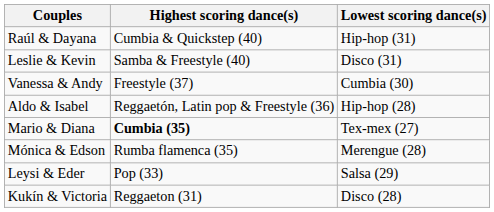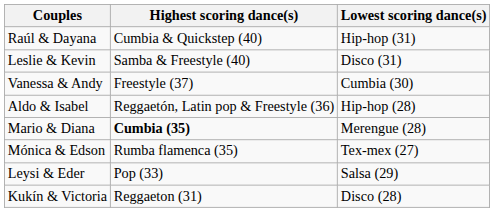(380, 128) Tex-mex (27) -> (383, 128) Merengue (28)
(383, 151) Merengue (28) -> (380, 151) Tex-mex (27)
